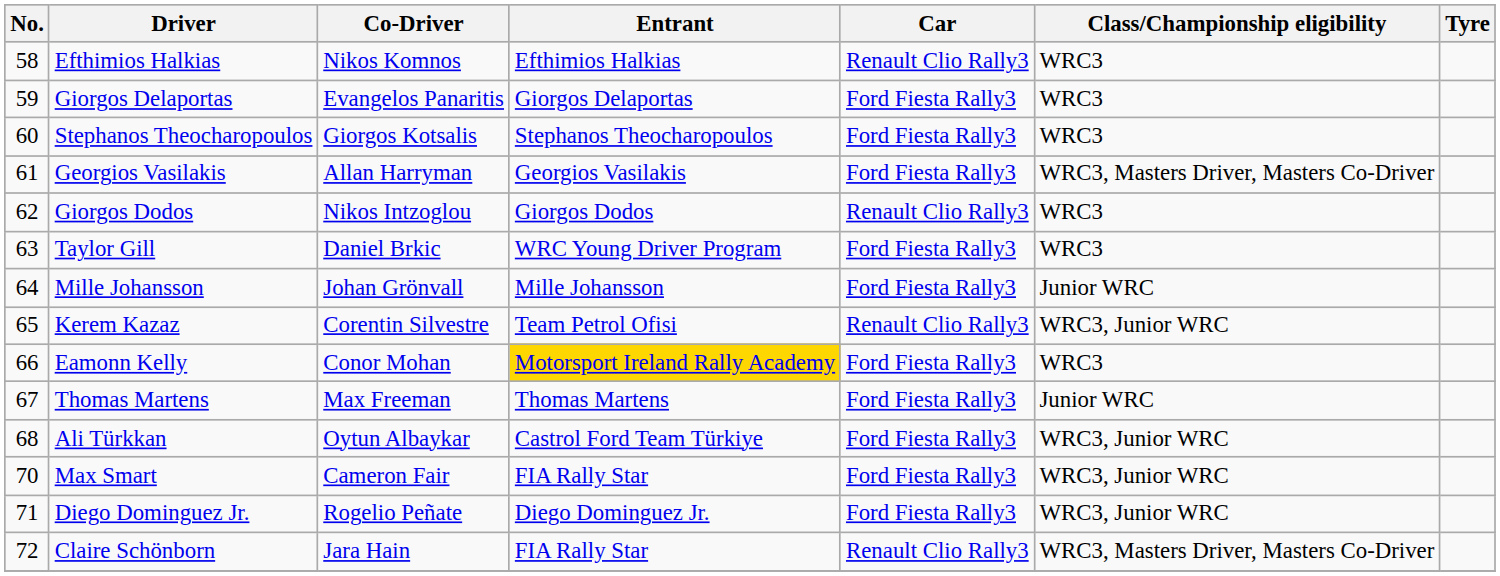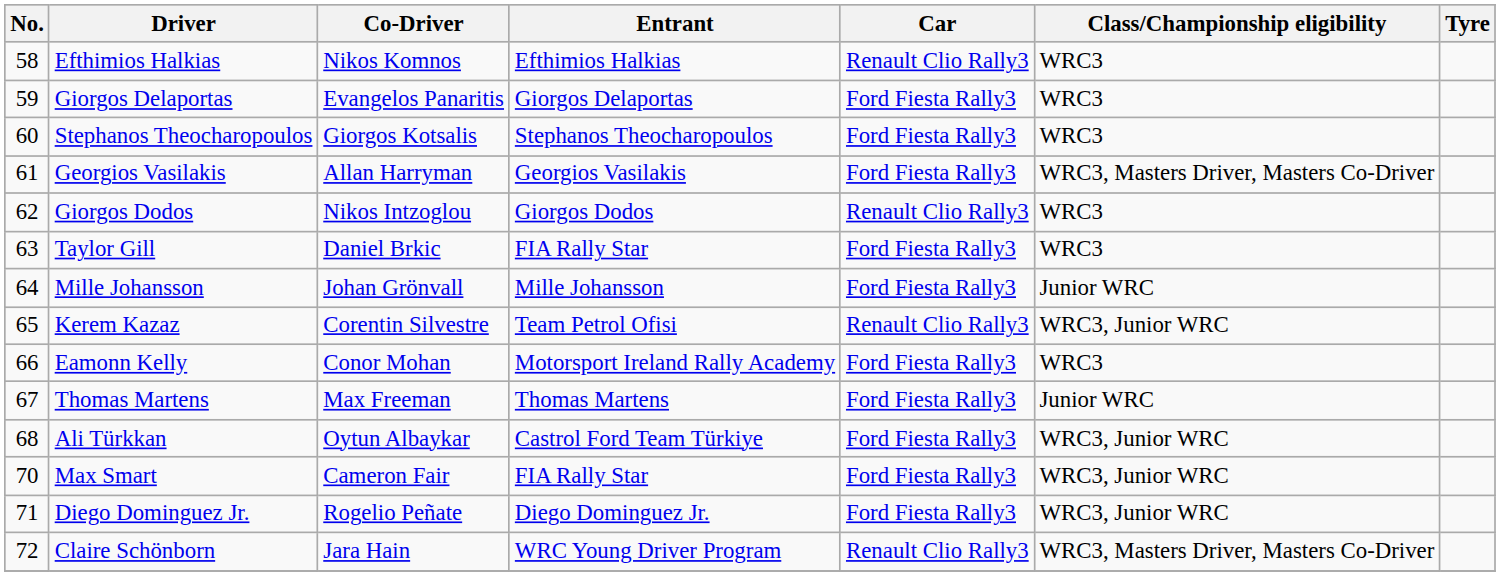(648, 249) WRC Young Driver Program -> (581, 249) FIA Rally Star
(675, 362) gold background -> (675, 362) no background
(581, 550) FIA Rally Star -> (648, 550) WRC Young Driver Program
